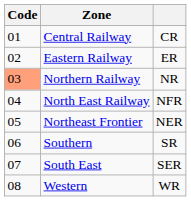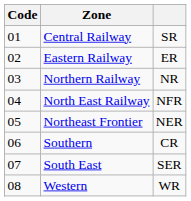(169, 36) CR -> (169, 36) SR
(14, 79) lightsalmon background -> (14, 79) no background
(169, 143) SR -> (169, 143) CR
